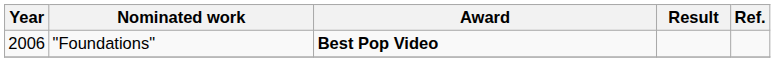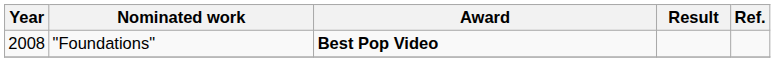(27, 43) 2006 -> (27, 43) 2008
